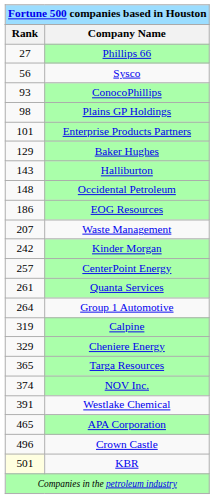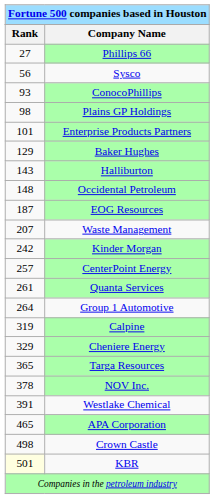(25, 209) 186 -> (25, 209) 187
(25, 385) 374 -> (25, 385) 378
(25, 444) 496 -> (25, 444) 498
